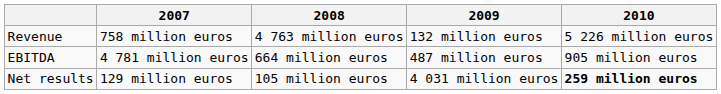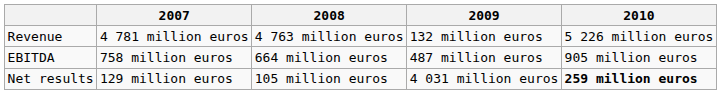(166, 36) 758 million euros -> (174, 36) 4 781 million euros
(174, 57) 4 781 million euros -> (166, 57) 758 million euros
